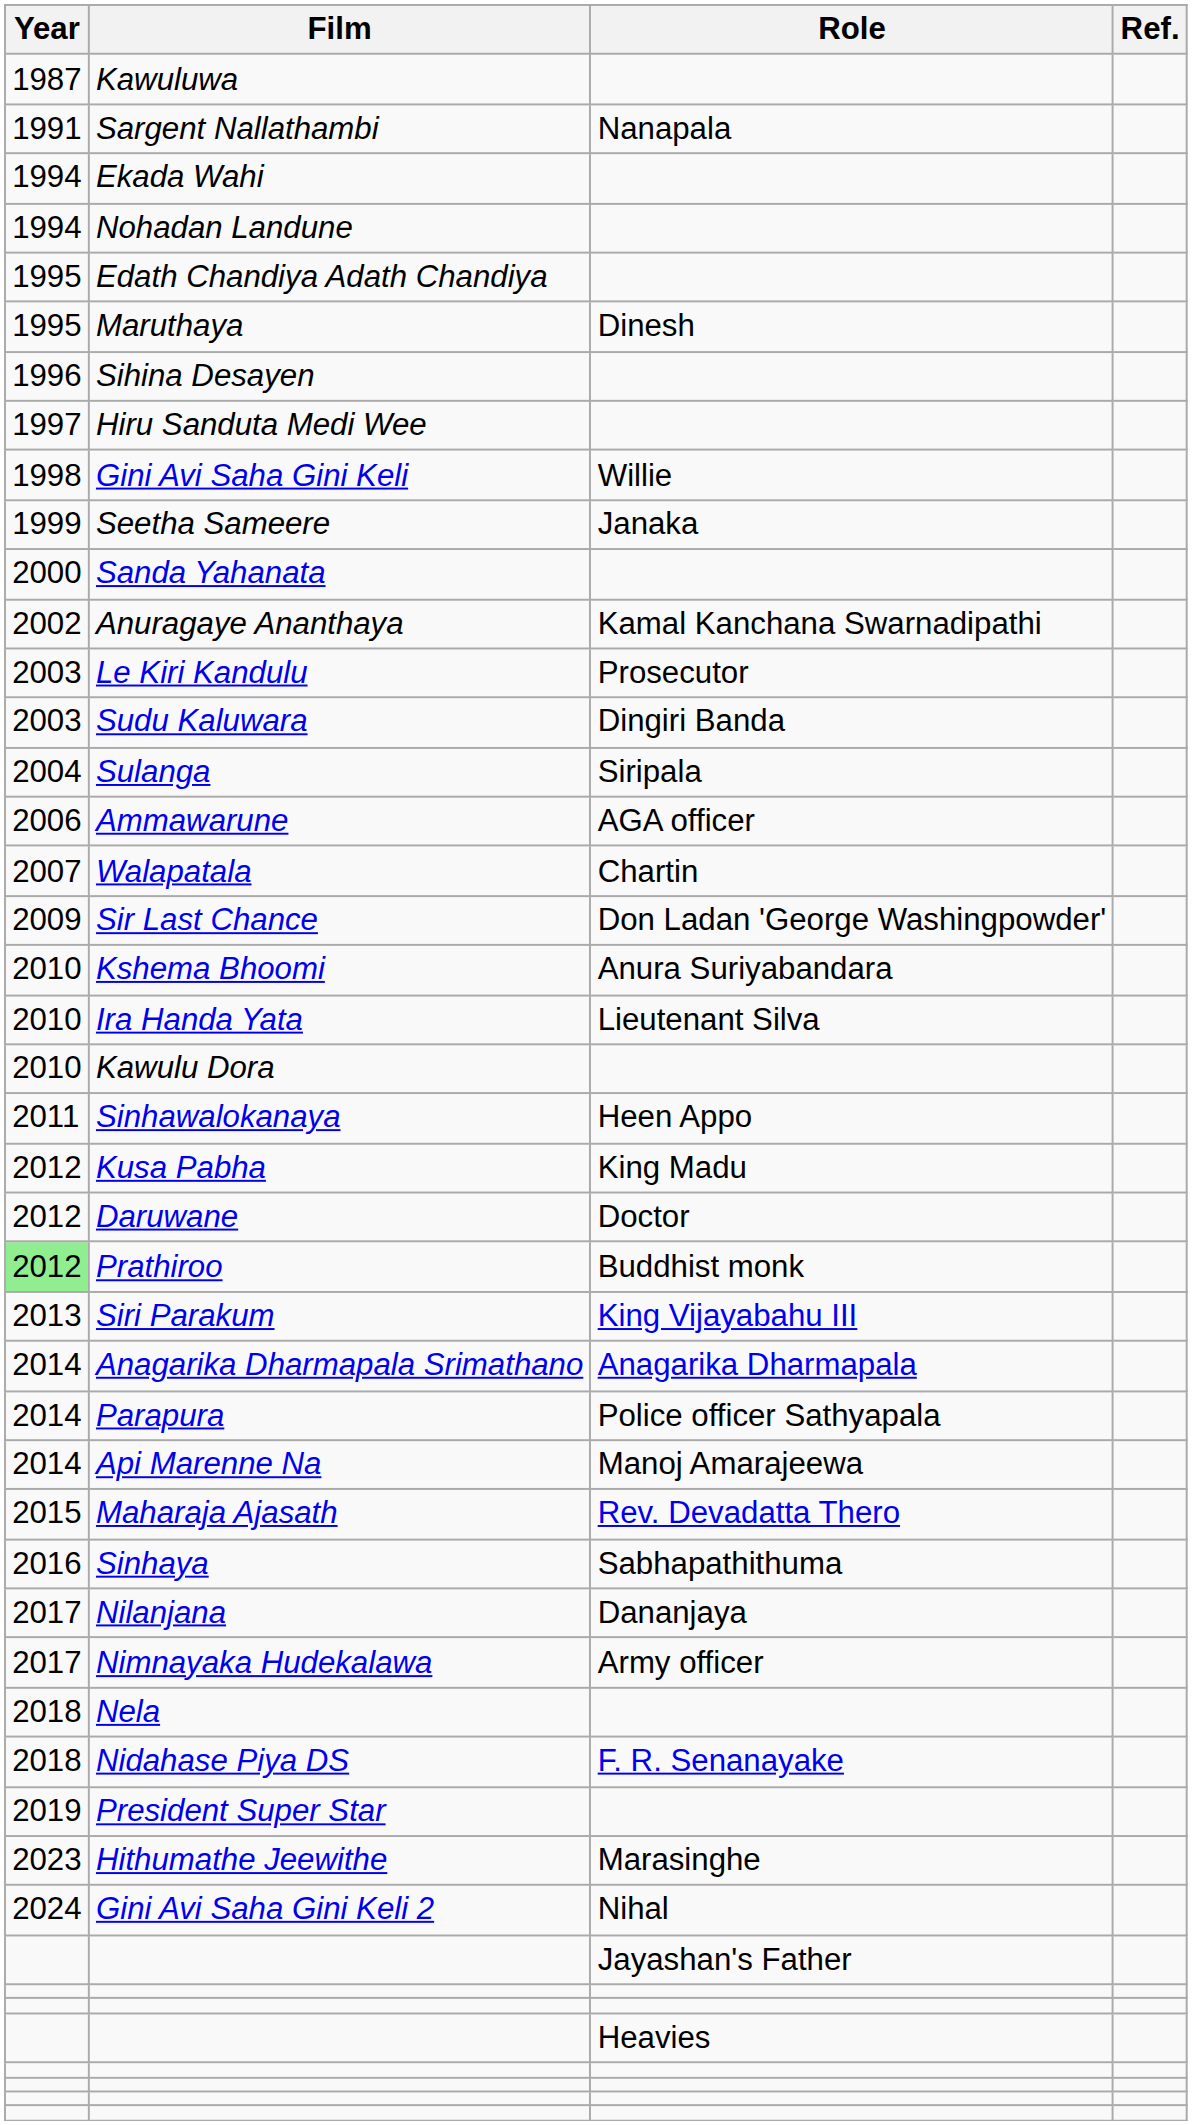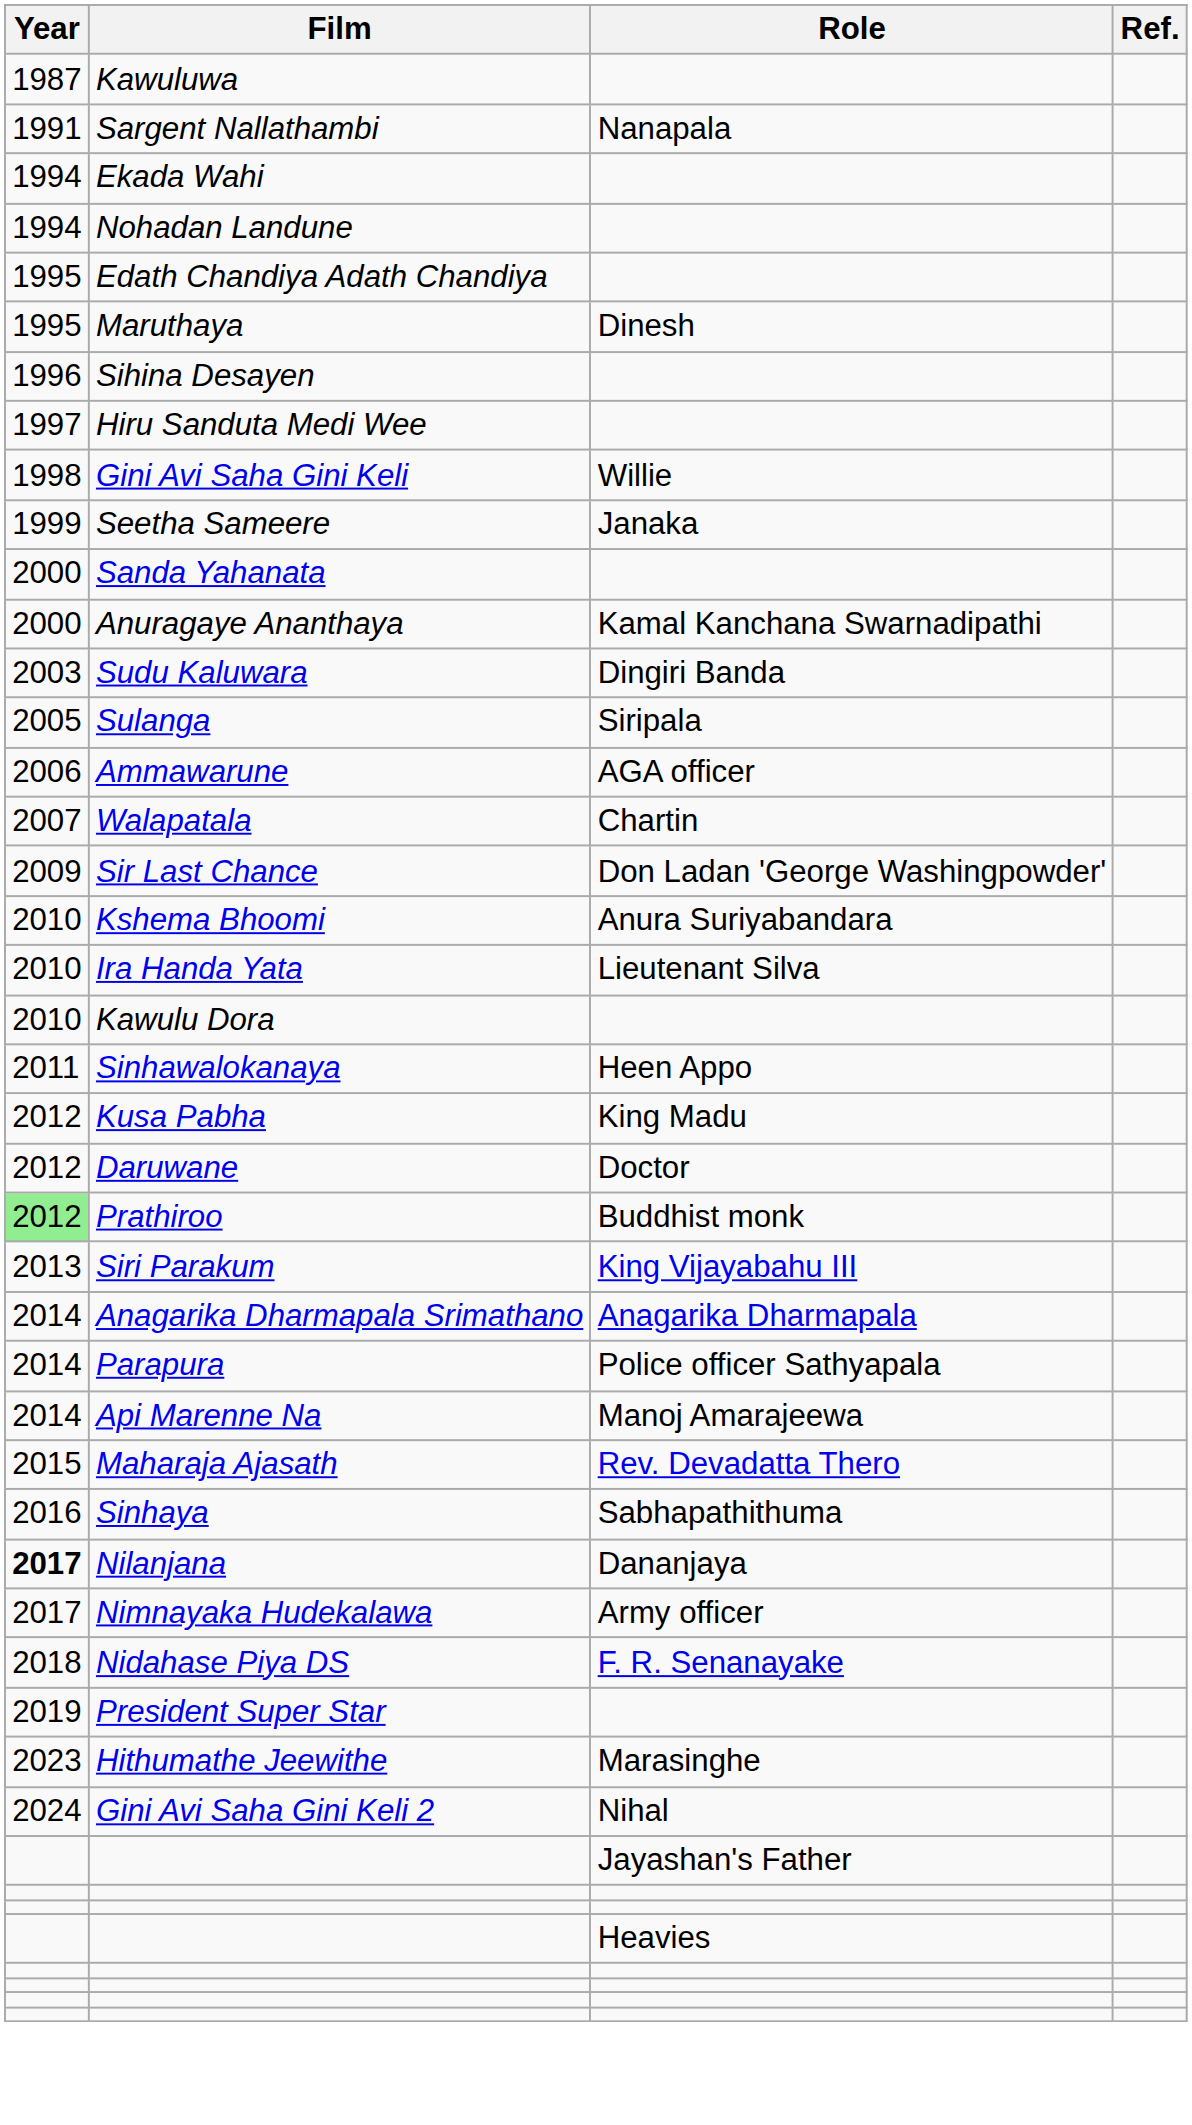(47, 623) 2002 -> (47, 623) 2000
- row: (202, 672)
(47, 771) 2004 -> (47, 721) 2005
(47, 1612) normal -> (47, 1563) bold
- row: (128, 1711)
